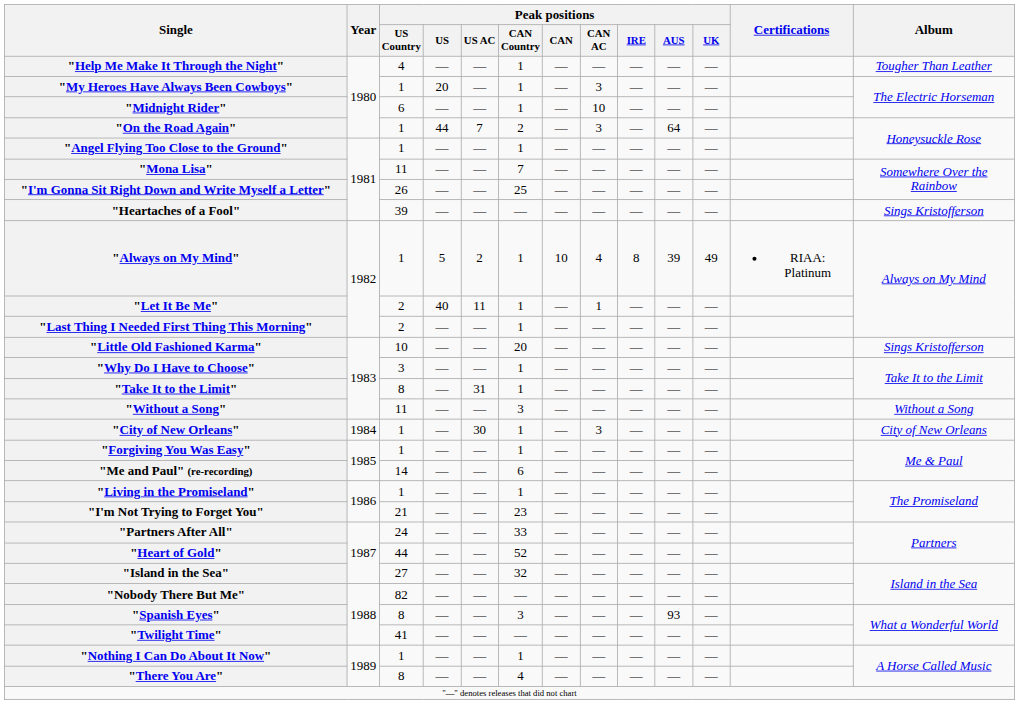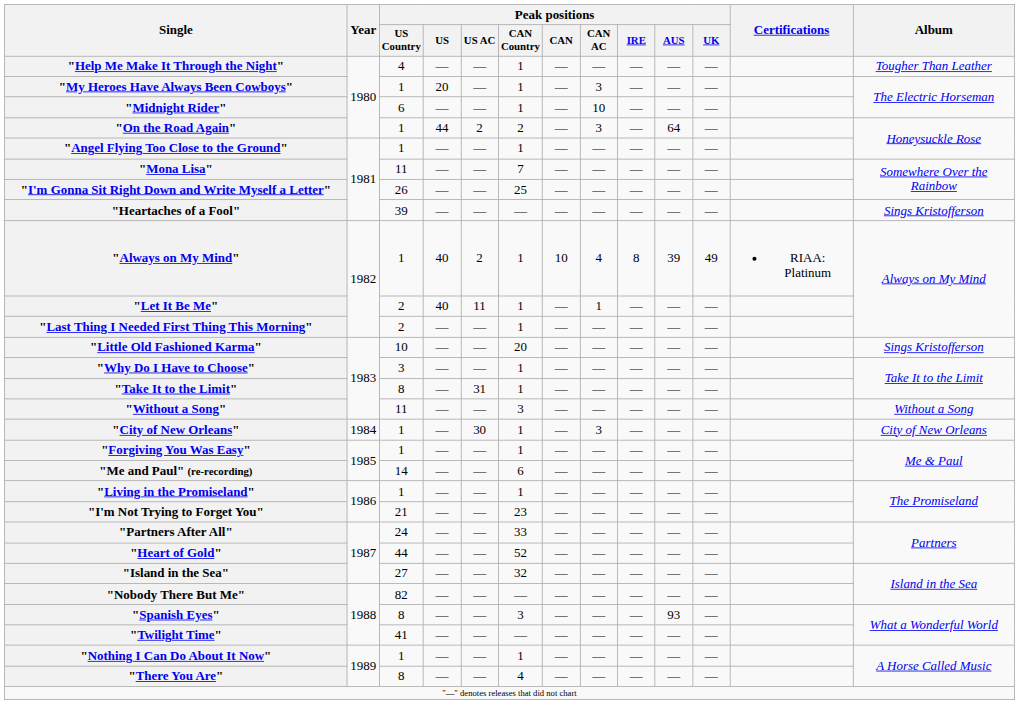(480, 128) 7 -> (480, 128) 2
(442, 258) 5 -> (442, 258) 40
